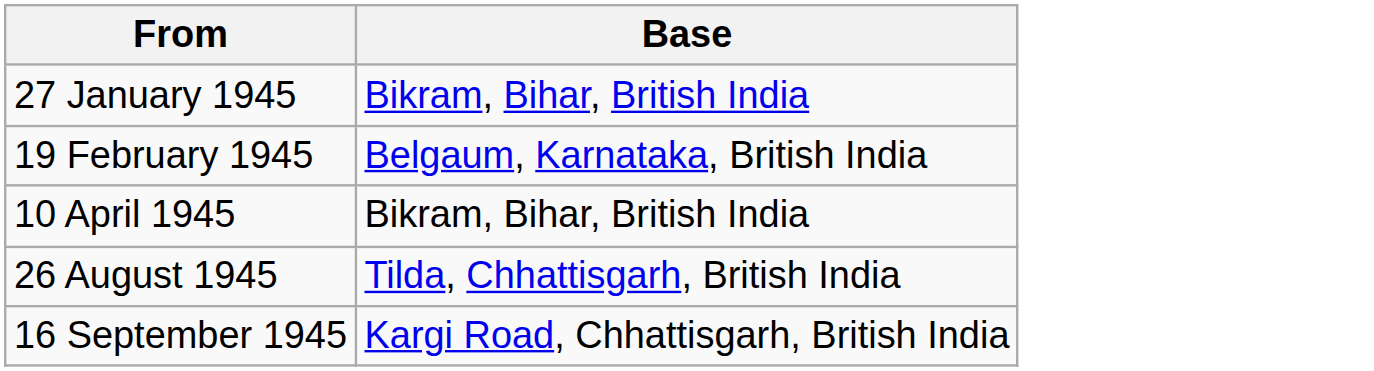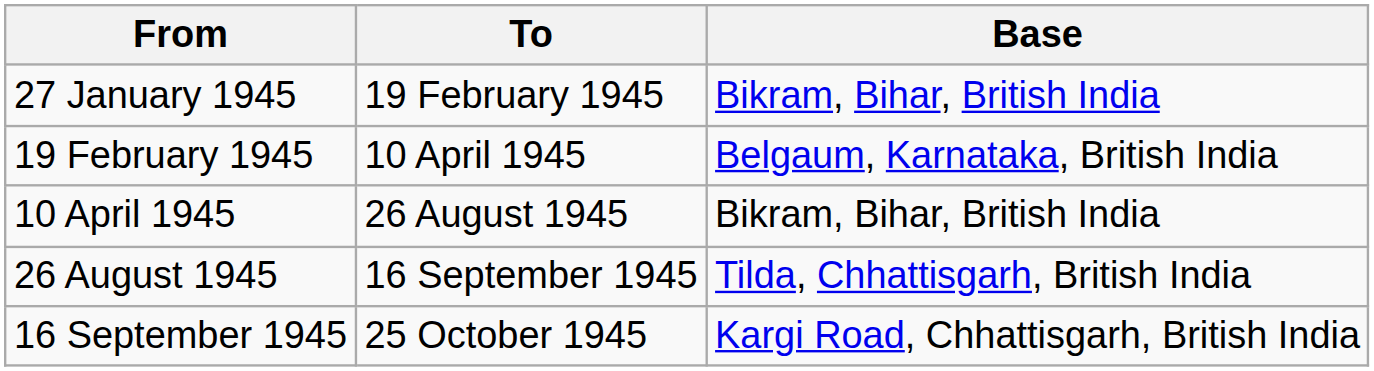+ column: (531, 34)
